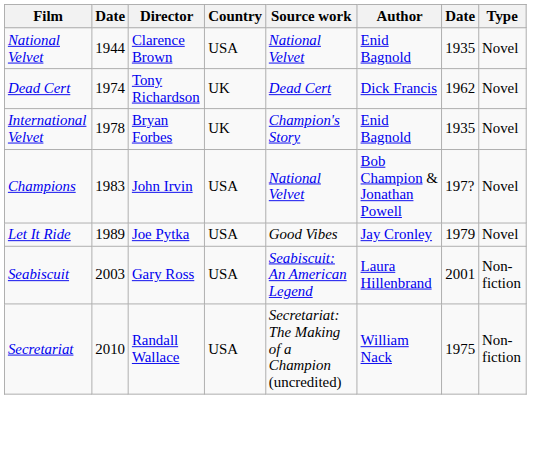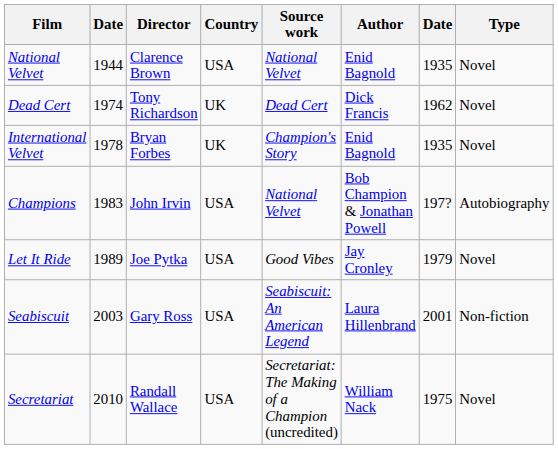(500, 186) Novel -> (504, 202) Autobiography
(501, 348) Non-fiction -> (477, 399) Novel
